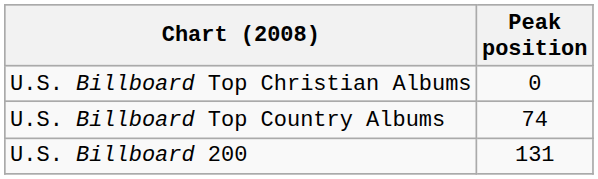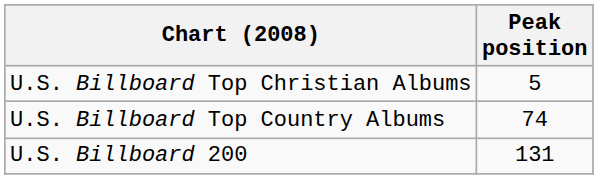(535, 84) 0 -> (535, 84) 5
